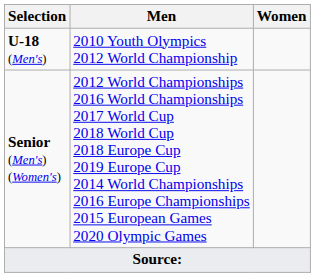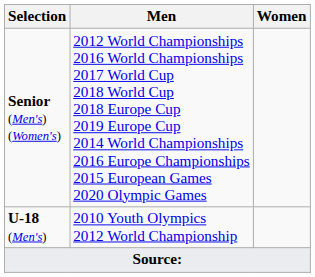rows swapped: (34, 158) <-> (27, 49)
